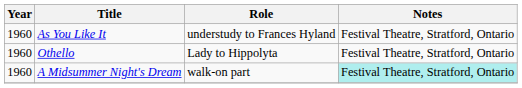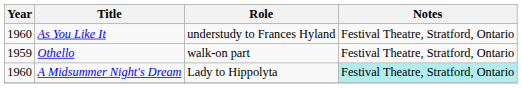(20, 53) 1960 -> (20, 53) 1959
(232, 53) Lady to Hippolyta -> (219, 53) walk-on part
(219, 72) walk-on part -> (232, 72) Lady to Hippolyta
